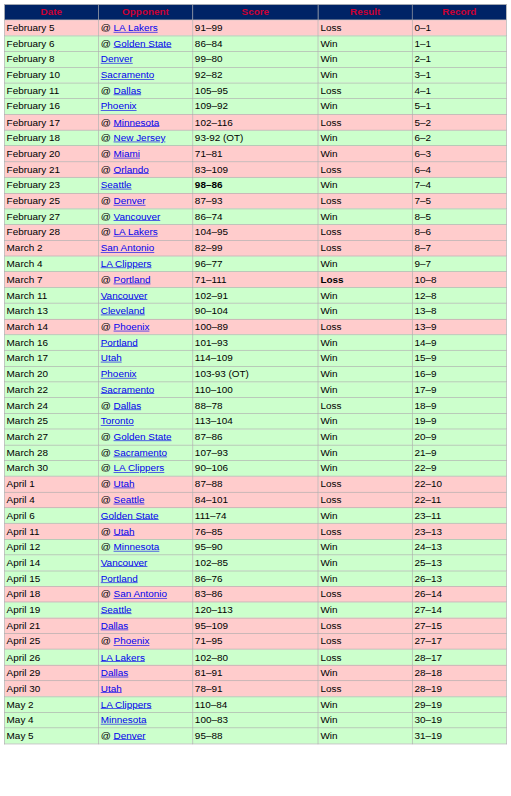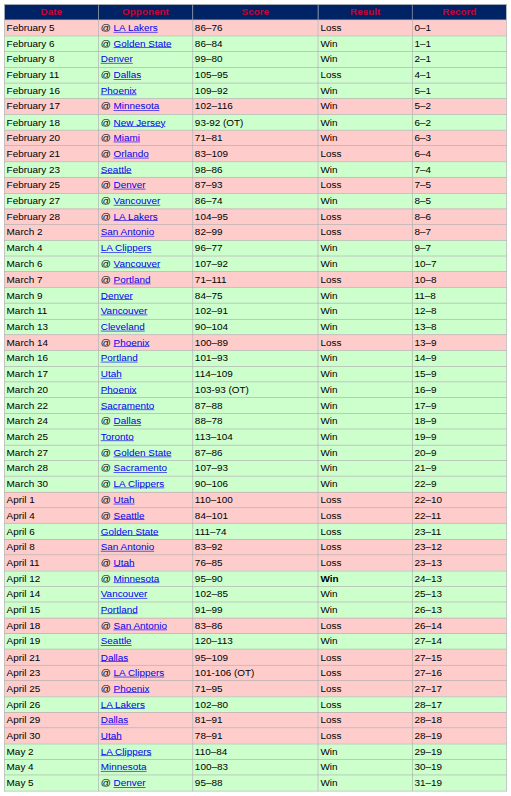(209, 28) 91–99 -> (209, 28) 86–76
- row: (33, 75)
(331, 122) Loss -> (329, 106) Win
(209, 185) bold -> (209, 169) normal
+ row: (25, 264)
(332, 279) bold -> (331, 279) normal
+ row: (25, 295)
(214, 389) 110–100 -> (209, 405) 87–88
(331, 405) Loss -> (329, 421) Win
(209, 484) 87–88 -> (214, 500) 110–100
(329, 515) Win -> (331, 531) Loss
+ row: (21, 547)
(329, 547) normal -> (329, 578) bold
(209, 578) 86–76 -> (209, 610) 91–99
+ row: (23, 673)
(329, 673) Win -> (331, 720) Loss
